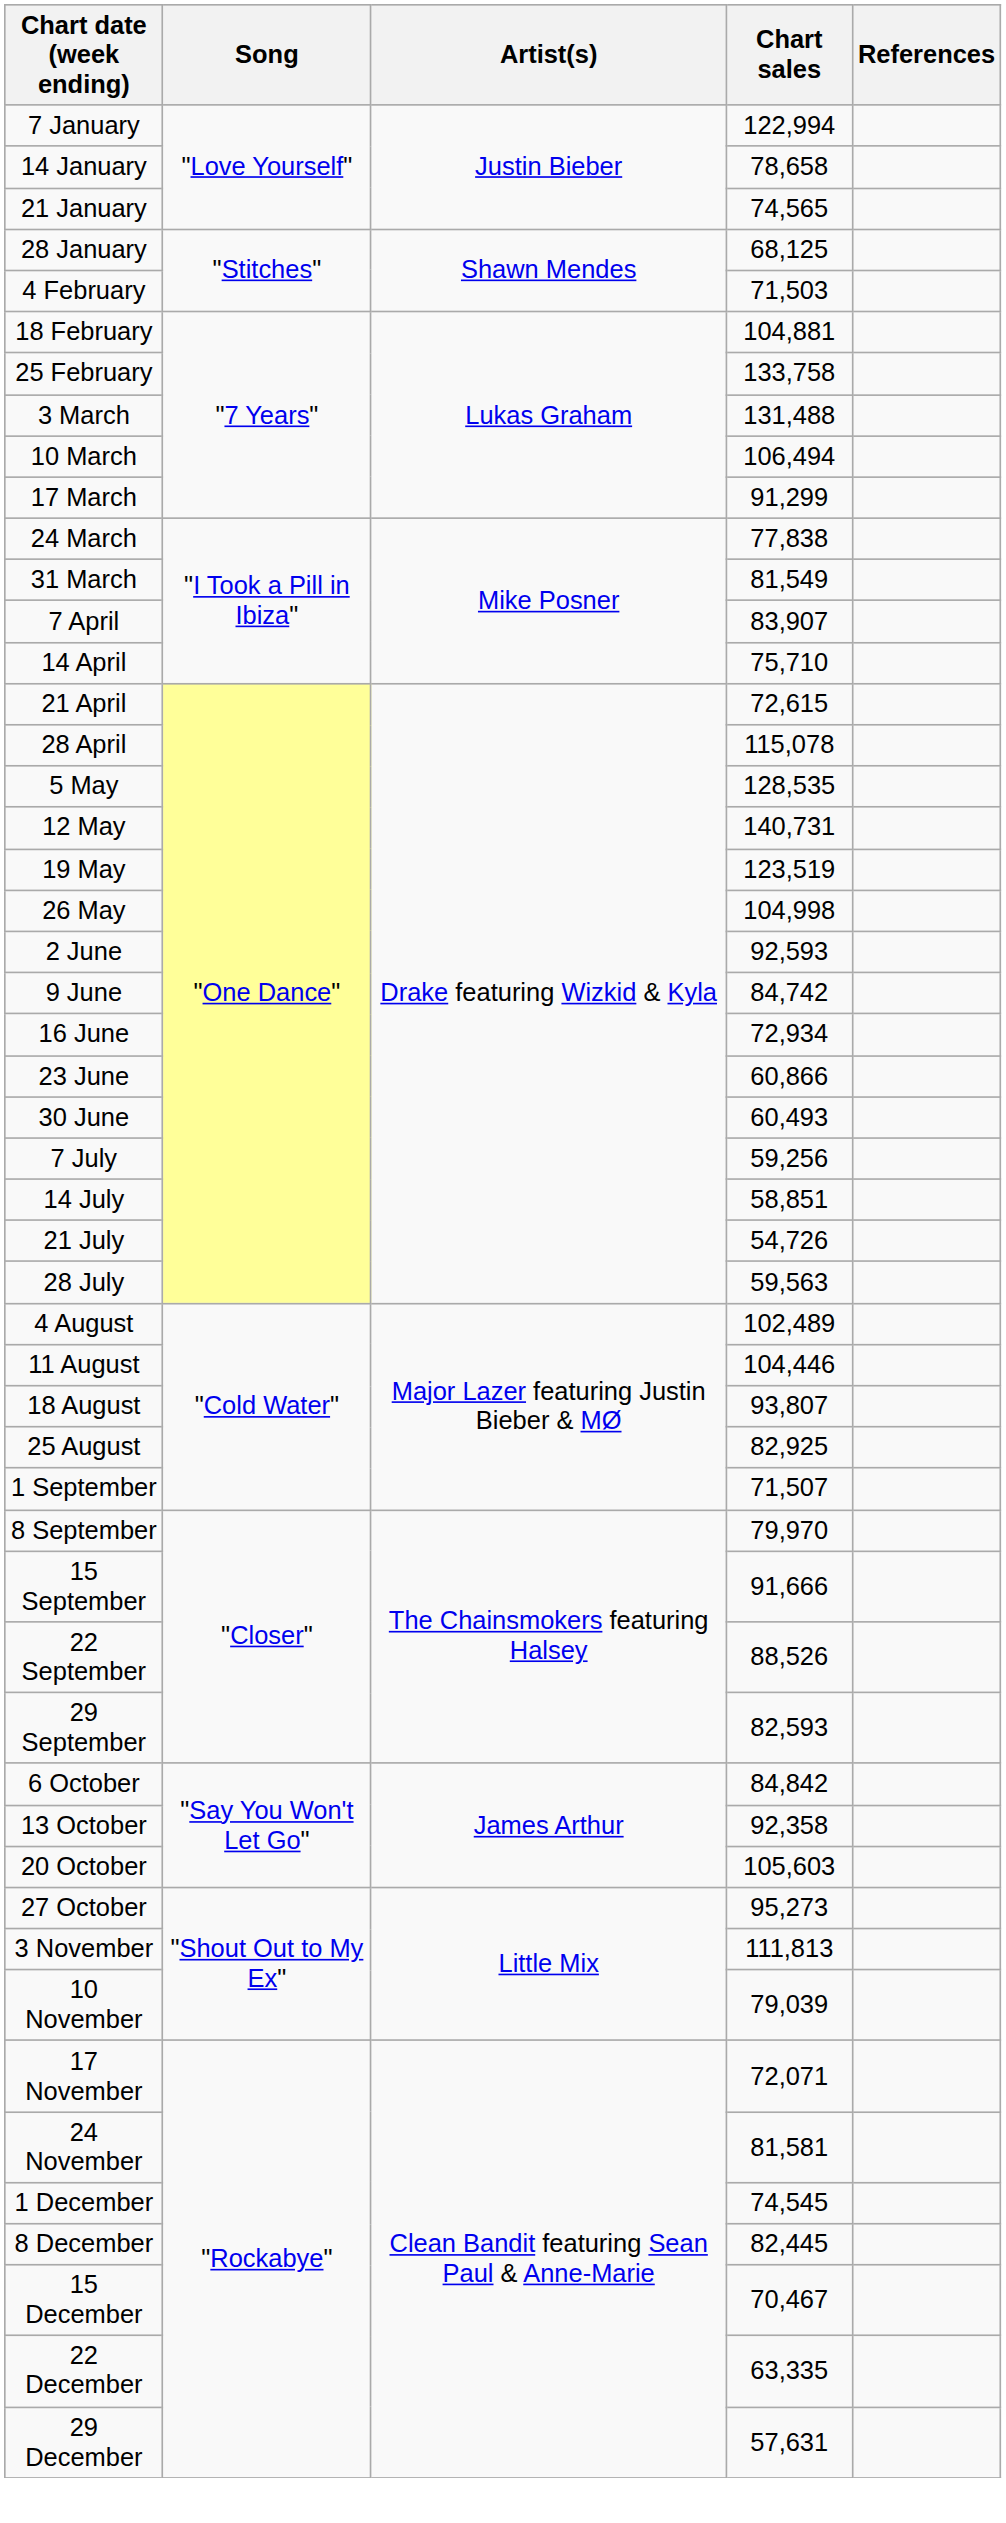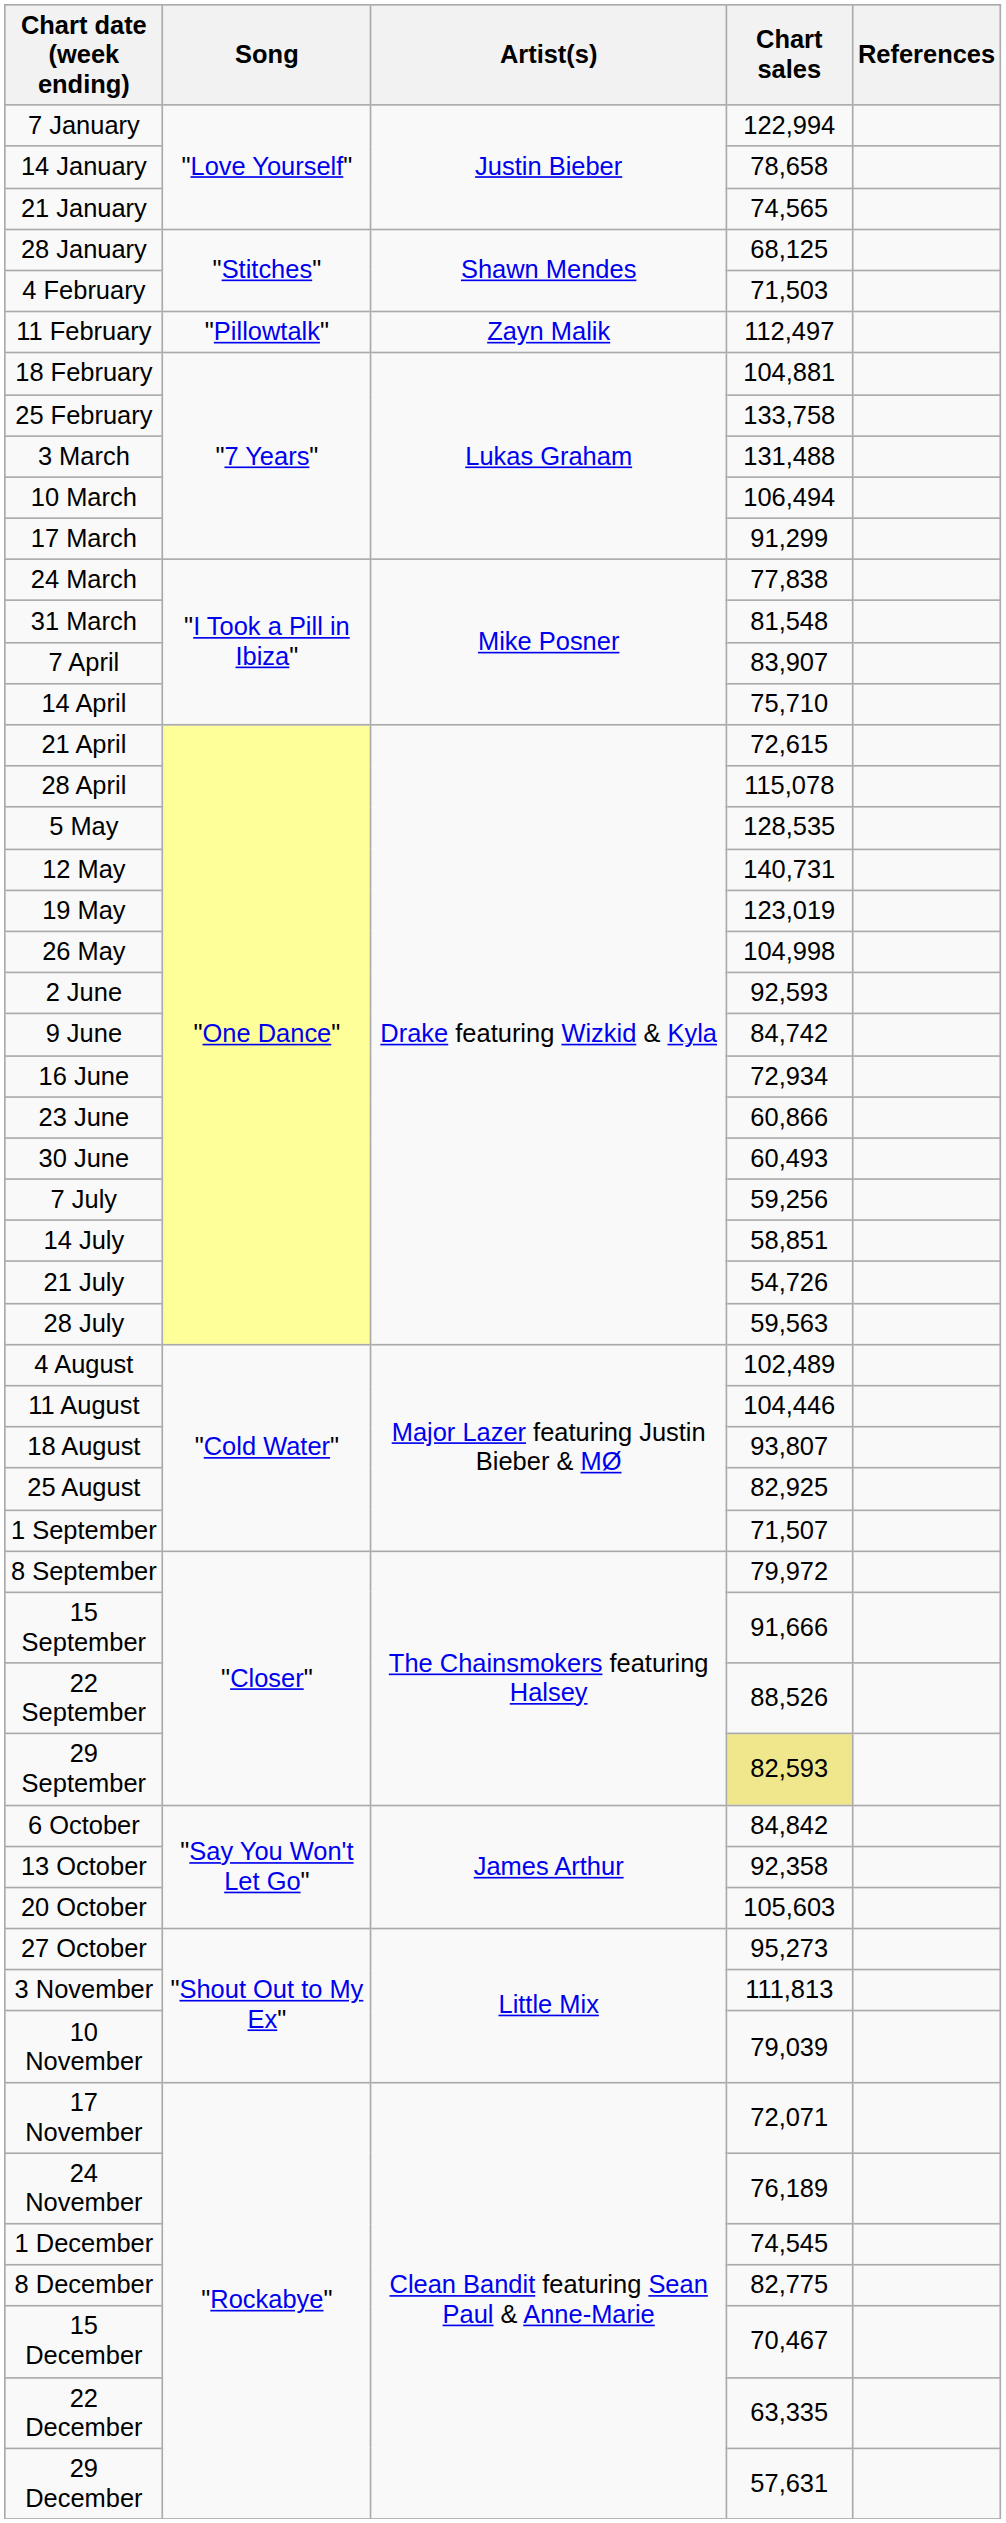+ row: (84, 331)
(789, 579) 81,549 -> (789, 620) 81,548
(789, 868) 123,519 -> (789, 909) 123,019
(789, 1529) 79,970 -> (789, 1570) 79,972
(789, 1727) no background -> (789, 1768) khaki background
(789, 2146) 81,581 -> (789, 2187) 76,189
(789, 2243) 82,445 -> (789, 2284) 82,775
